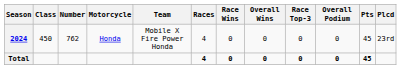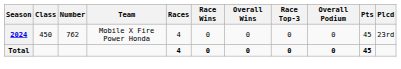- column: (110, 14)
